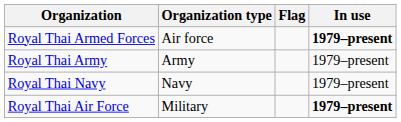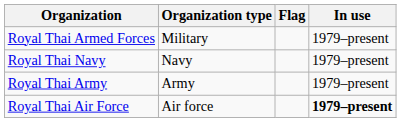(187, 38) Air force -> (185, 38) Military
(352, 38) bold -> (350, 38) normal
rows swapped: (57, 60) <-> (57, 83)
(185, 106) Military -> (187, 106) Air force
